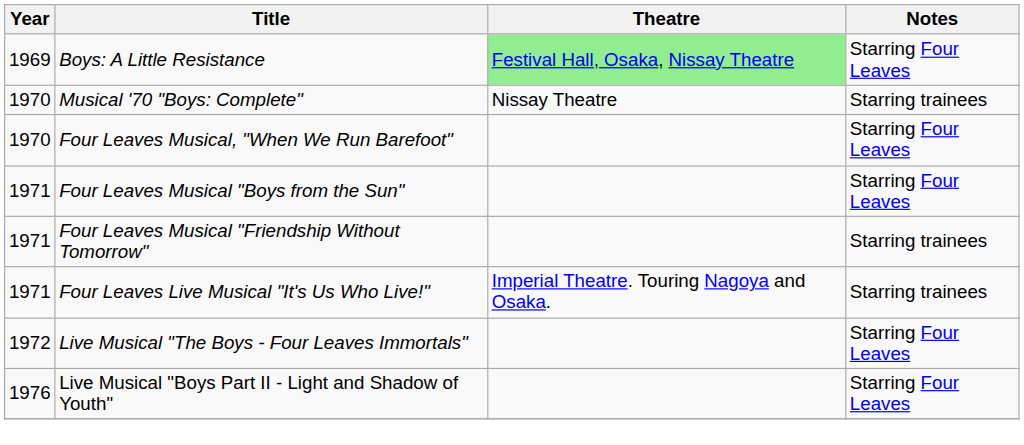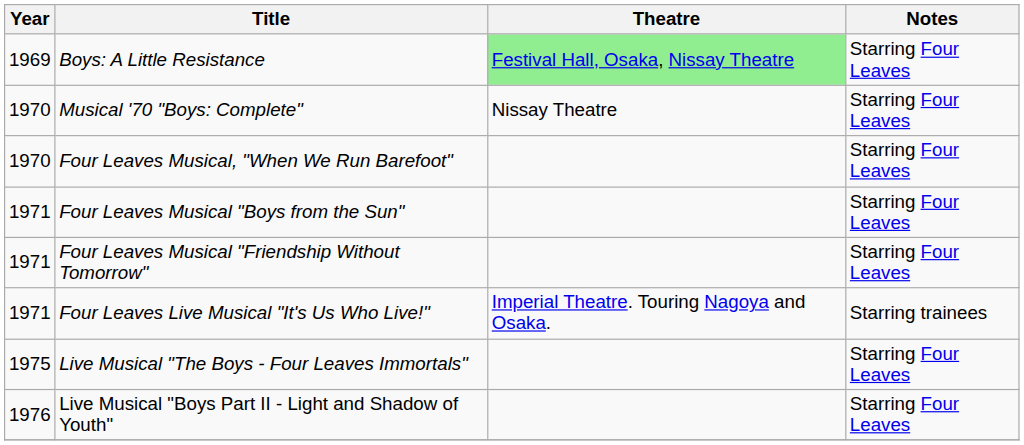(919, 99) Starring trainees -> (904, 110) Starring Four Leaves
(919, 241) Starring trainees -> (904, 262) Starring Four Leaves
(30, 342) 1972 -> (30, 364) 1975
